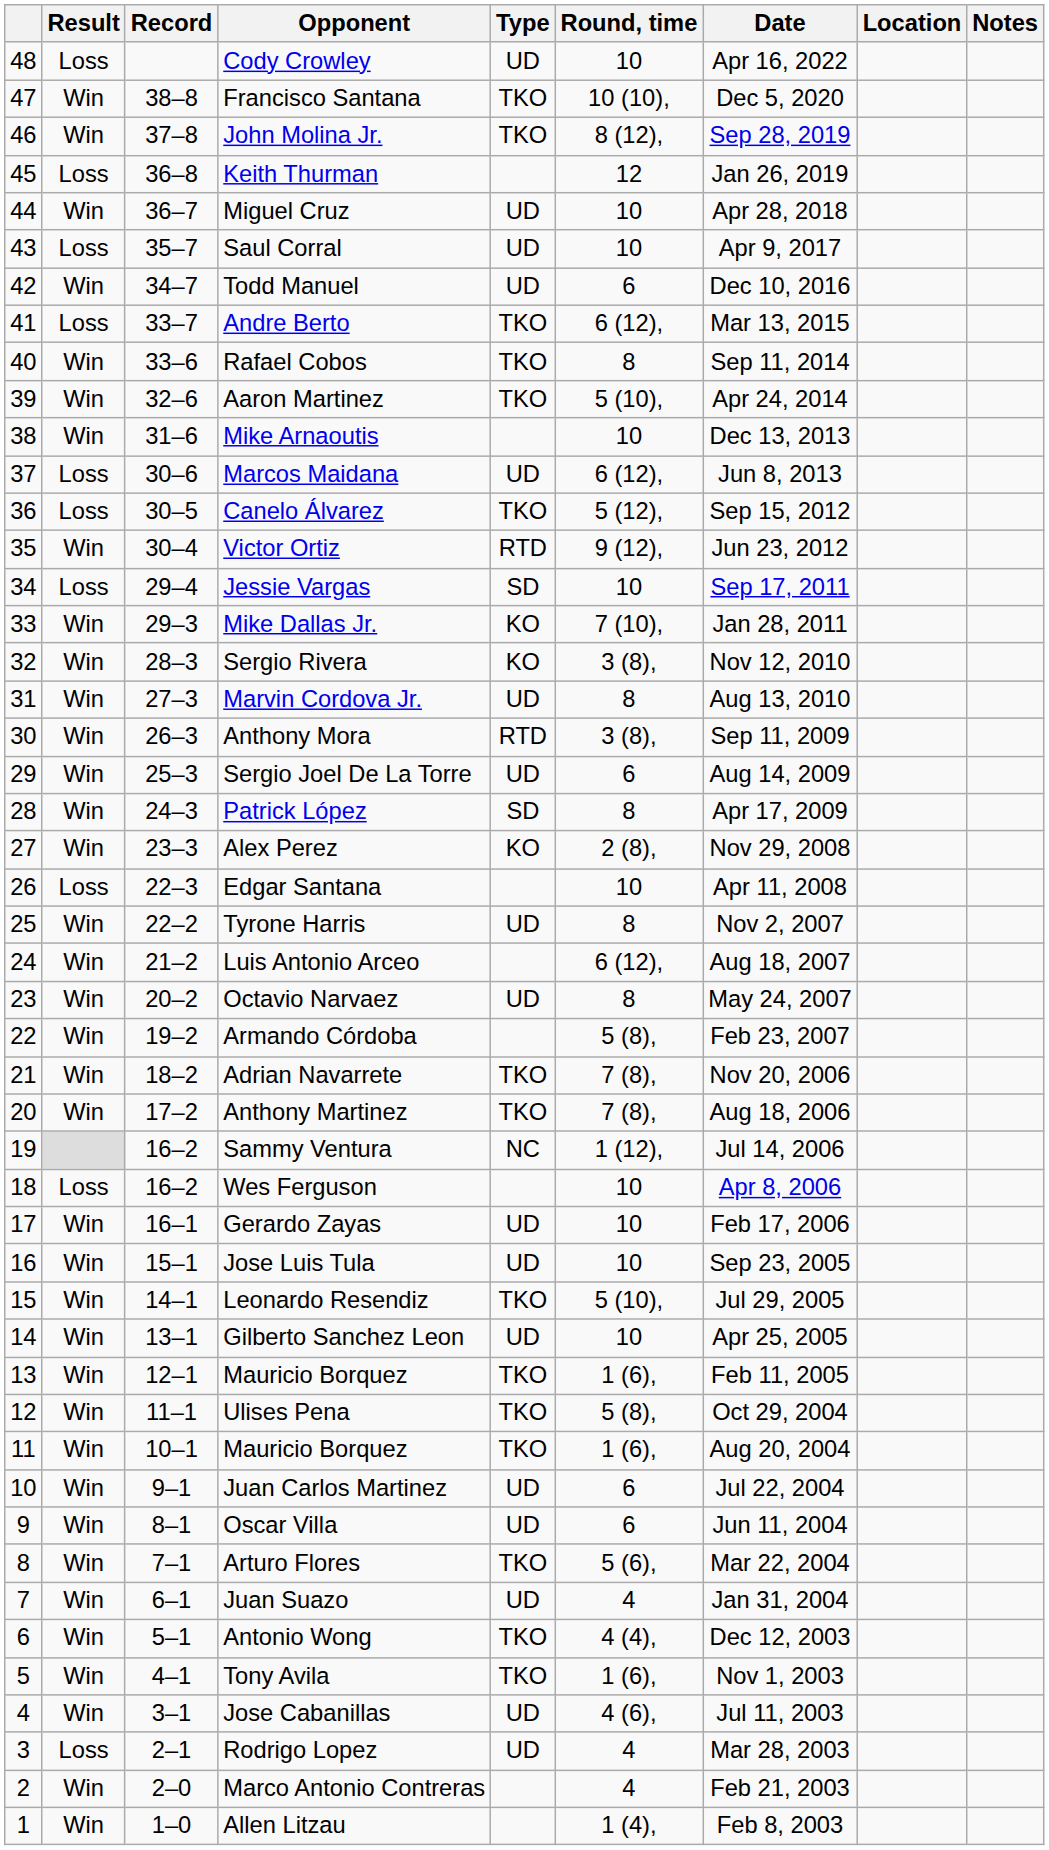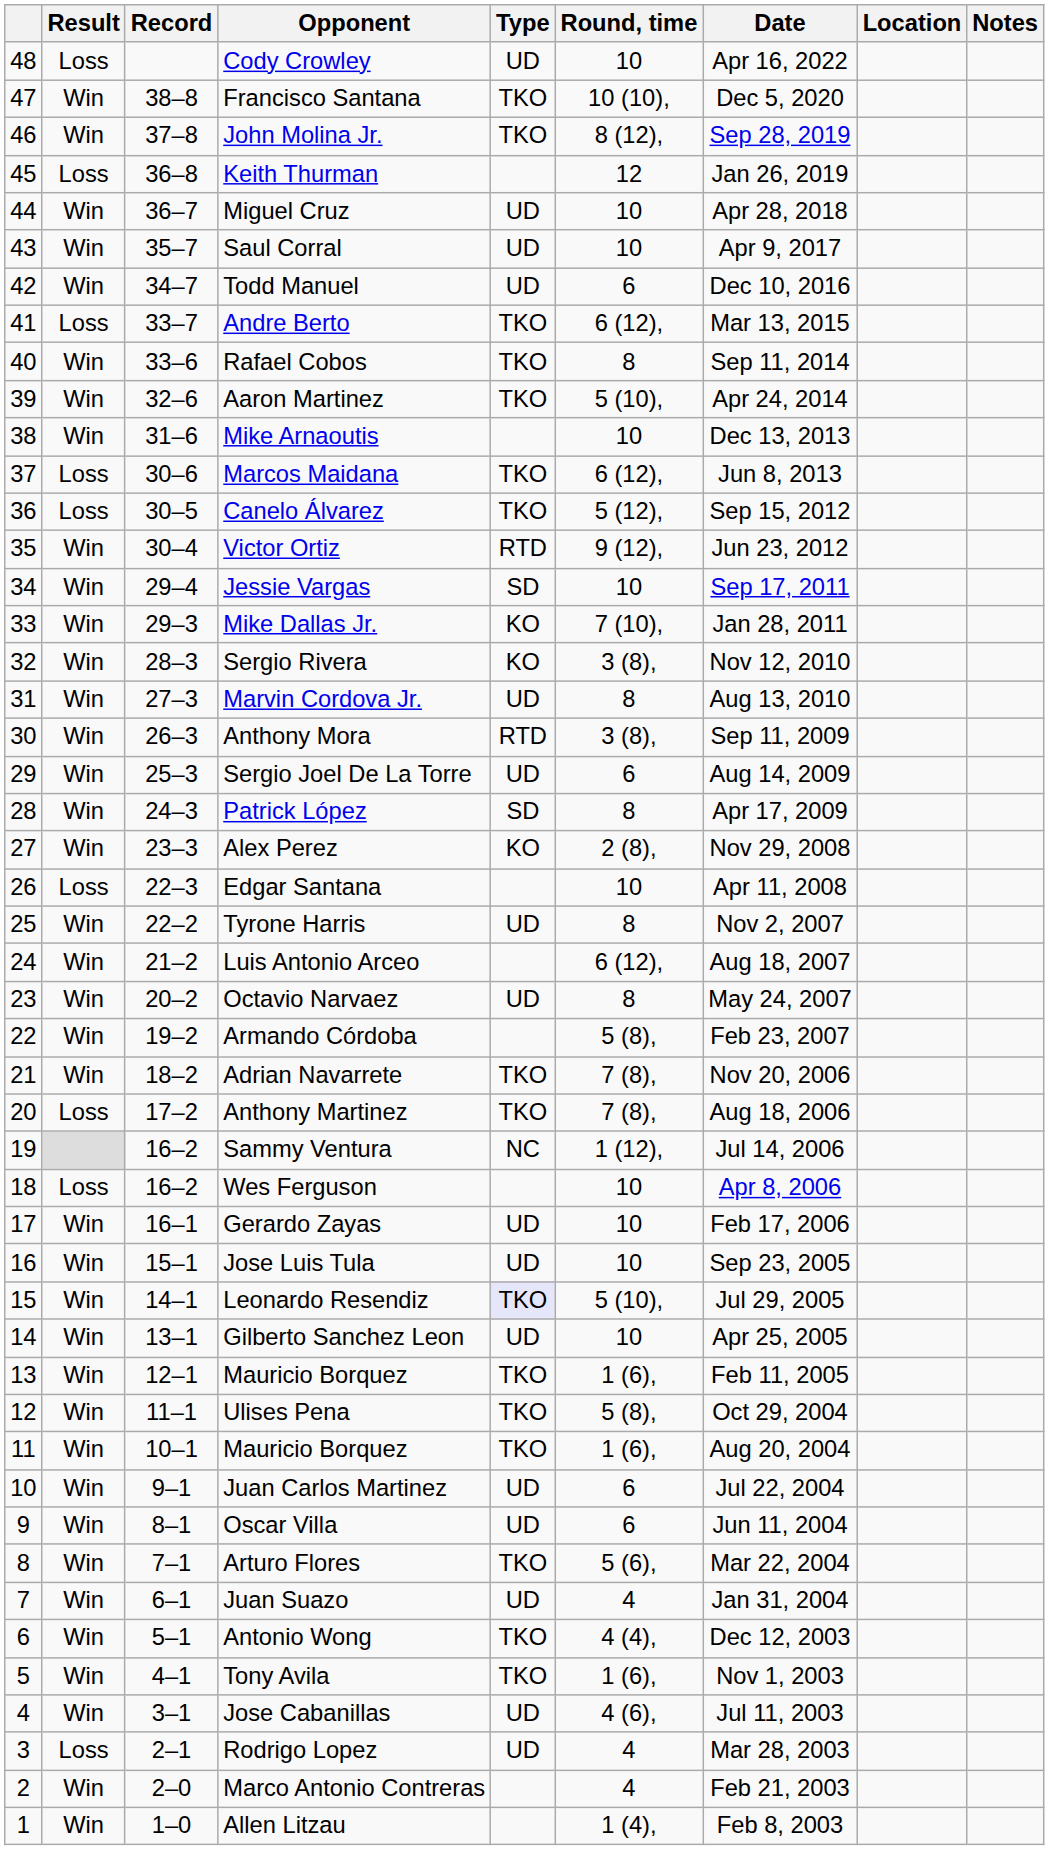(84, 248) Loss -> (84, 248) Win
(523, 473) UD -> (523, 473) TKO
(84, 586) Loss -> (84, 586) Win
(84, 1112) Win -> (84, 1112) Loss
(523, 1300) no background -> (523, 1300) lavender background
